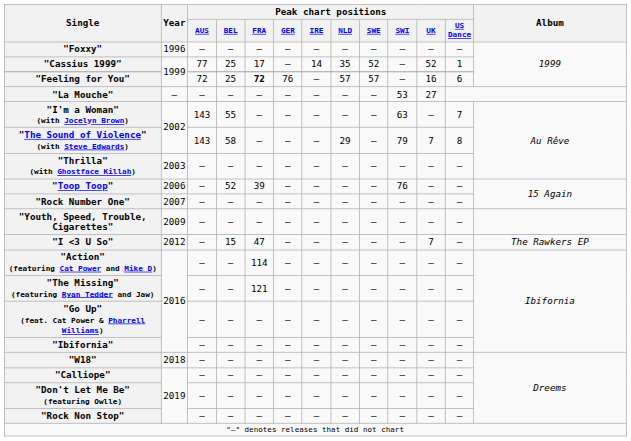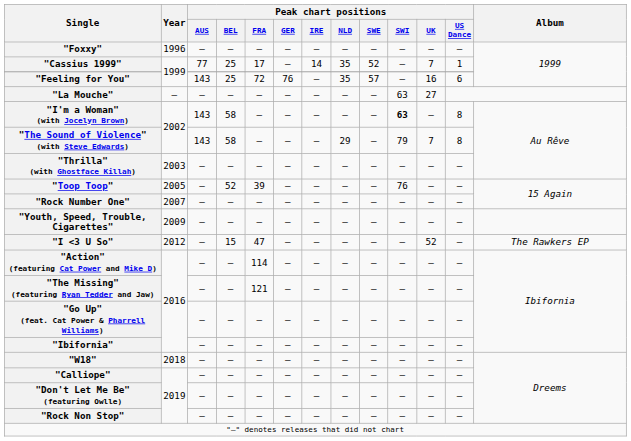(431, 64) 52 -> (431, 64) 7
(202, 79) 72 -> (202, 79) 143
(259, 79) bold -> (259, 79) normal
(345, 79) 57 -> (345, 79) 35
(402, 94) 53 -> (402, 94) 63
(231, 115) 55 -> (231, 115) 58
(402, 115) normal -> (402, 115) bold
(460, 115) 7 -> (460, 115) 8
(174, 186) 2006 -> (174, 186) 2005
(431, 242) 7 -> (431, 242) 52
